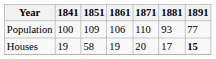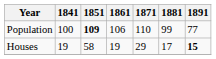(91, 29) normal -> (91, 29) bold
(167, 29) 93 -> (167, 29) 99
(141, 46) 20 -> (141, 46) 29
